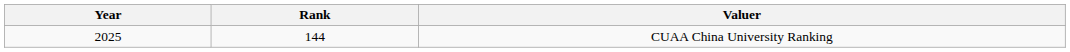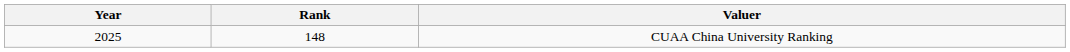(315, 36) 144 -> (315, 36) 148
